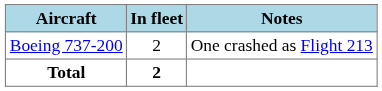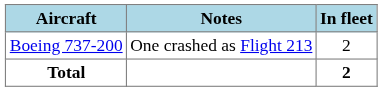columns swapped: (157, 18) <-> (282, 18)
